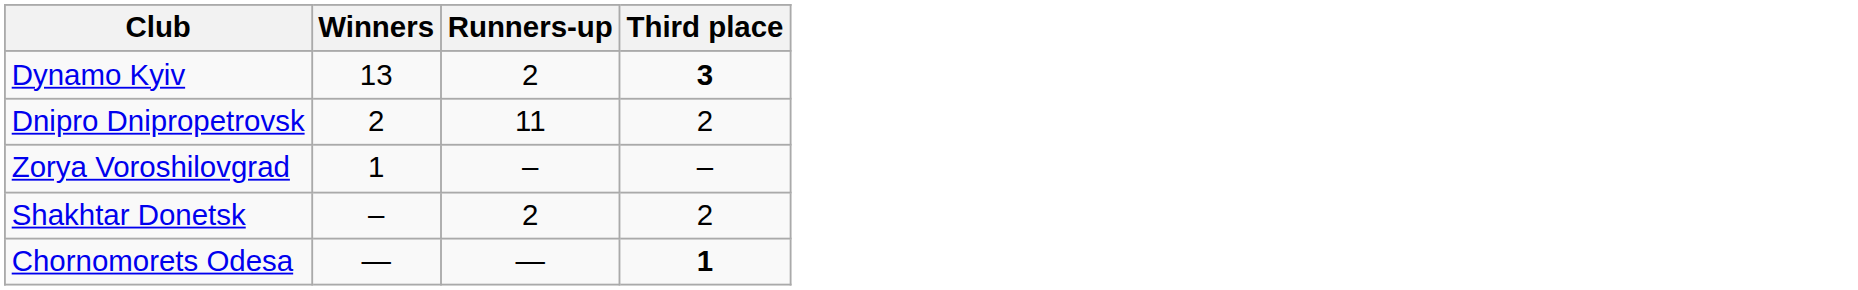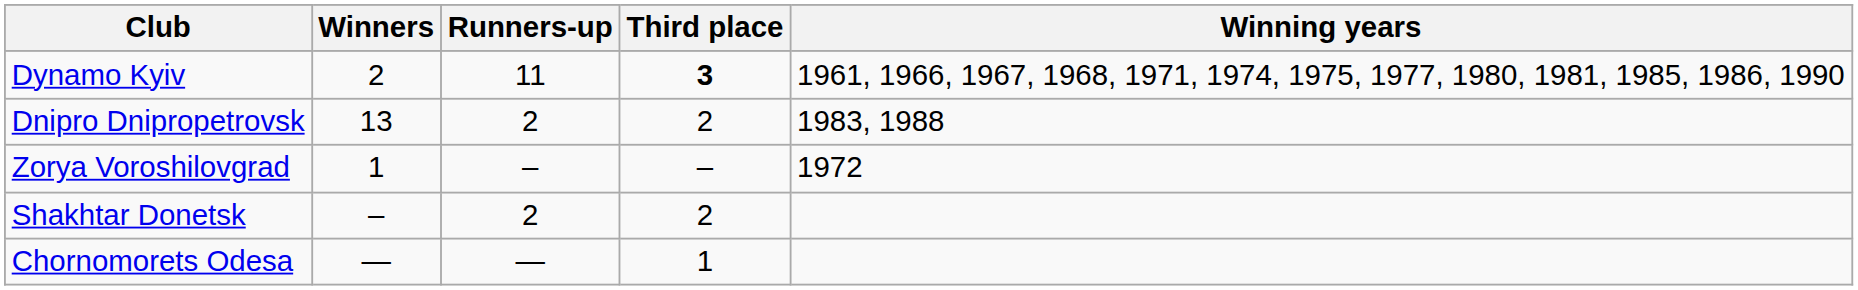+ column: (1321, 27)
(376, 74) 13 -> (376, 74) 2
(530, 74) 2 -> (530, 74) 11
(376, 121) 2 -> (376, 121) 13
(530, 121) 11 -> (530, 121) 2
(705, 261) bold -> (705, 261) normal
